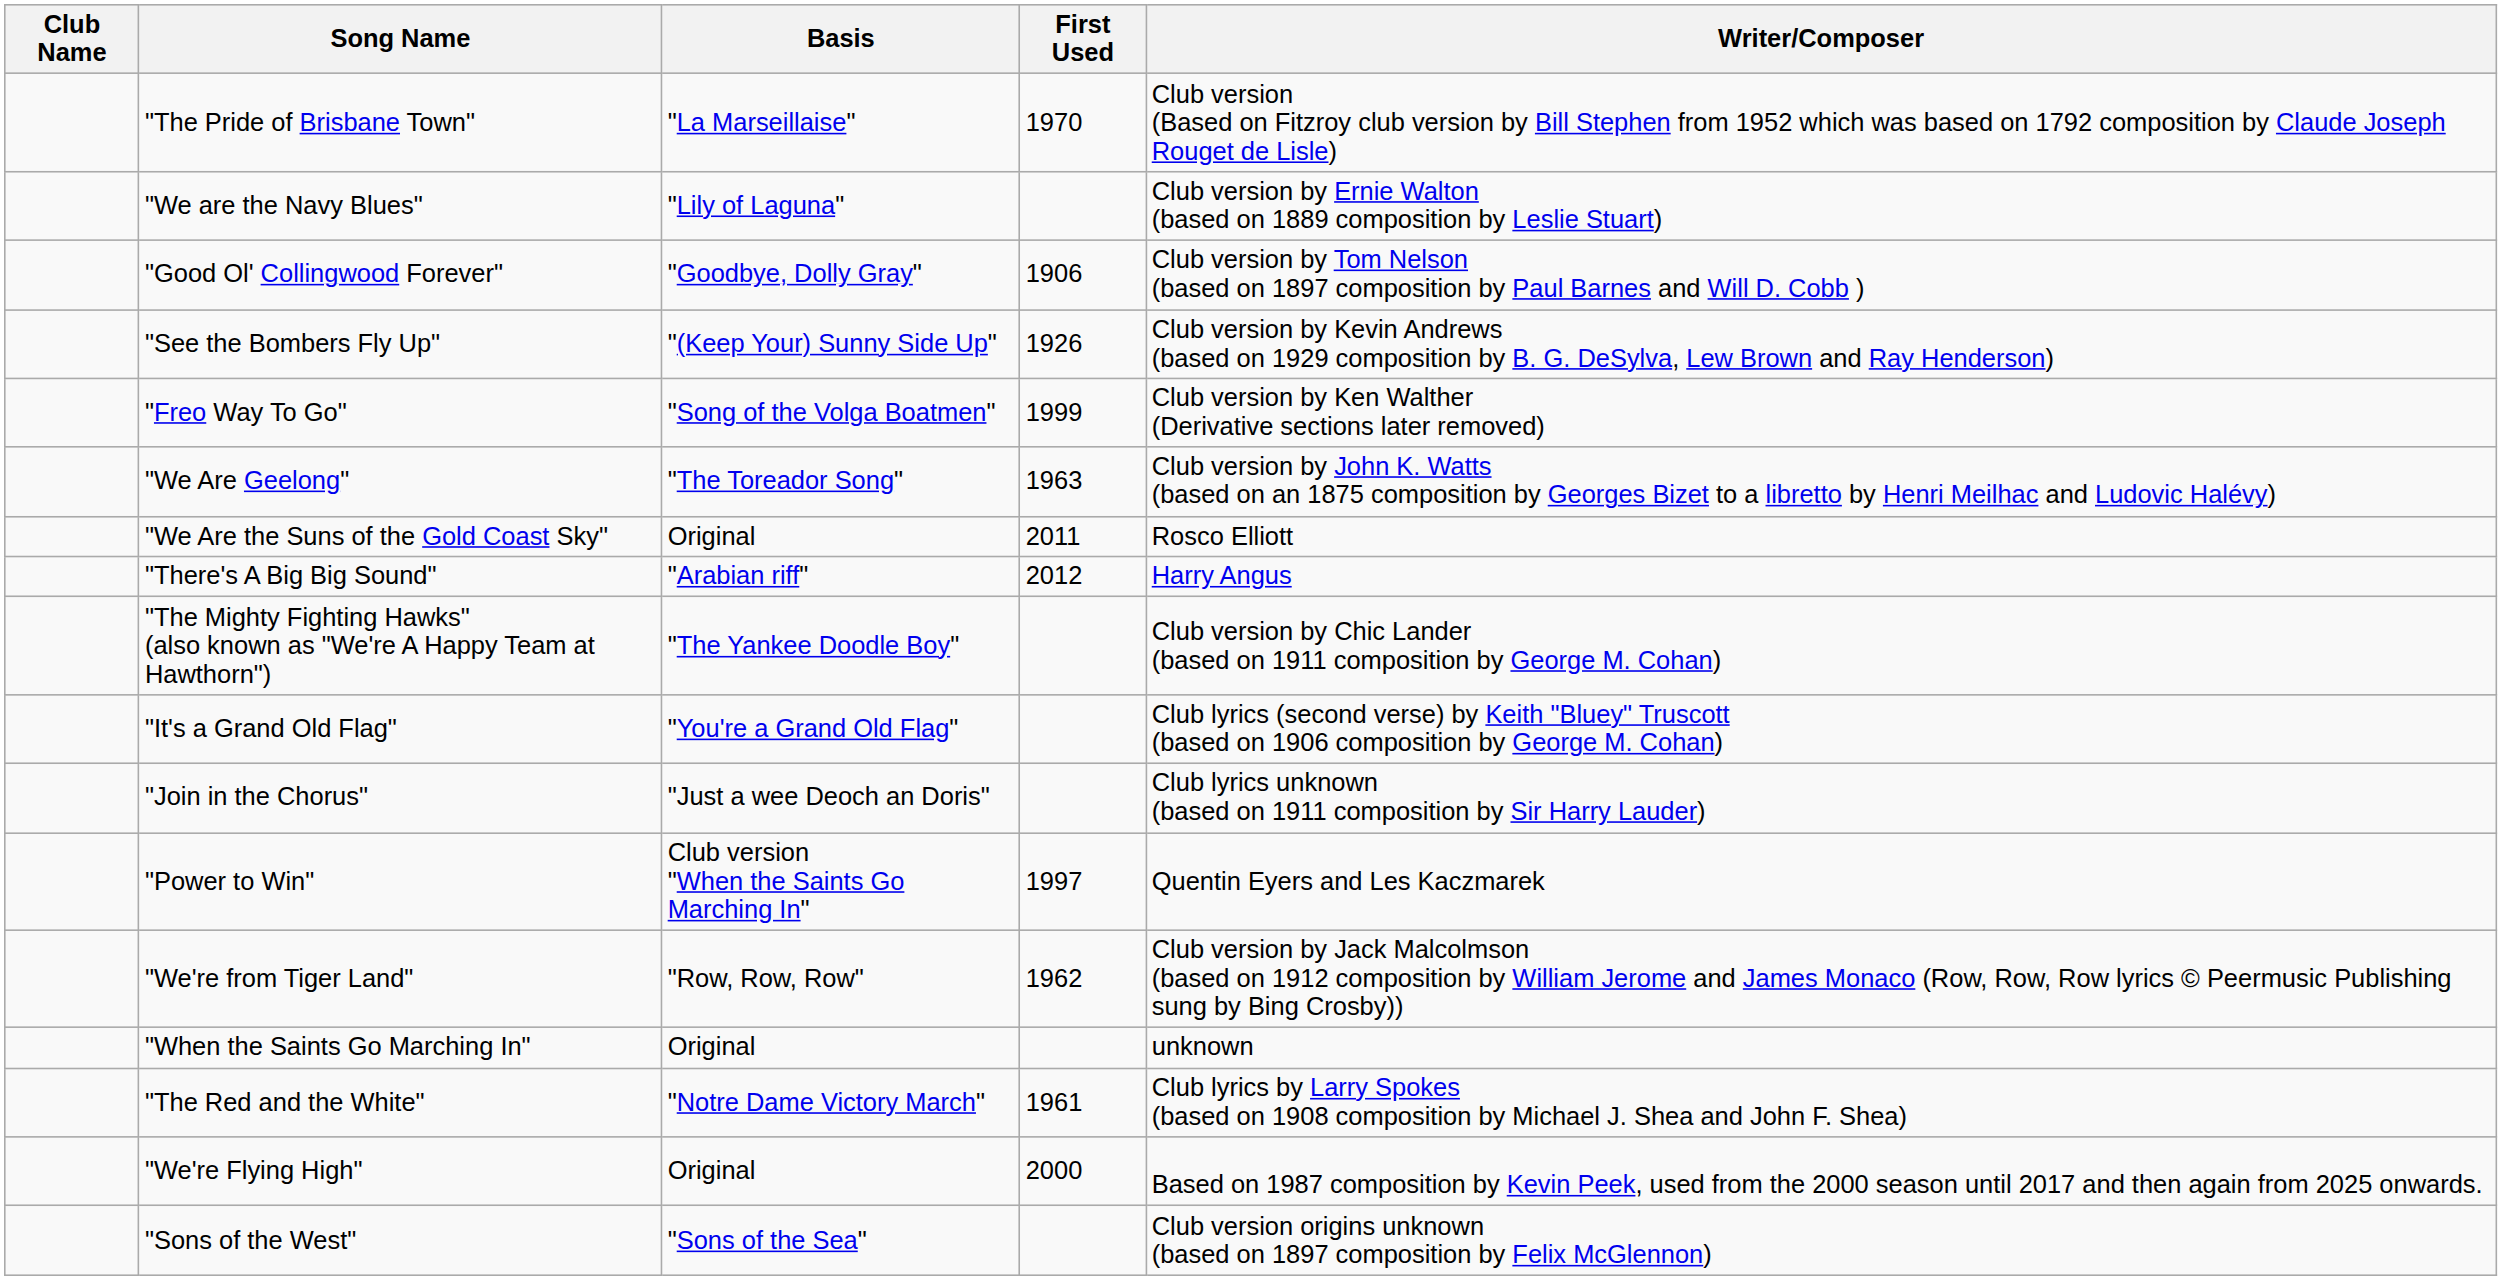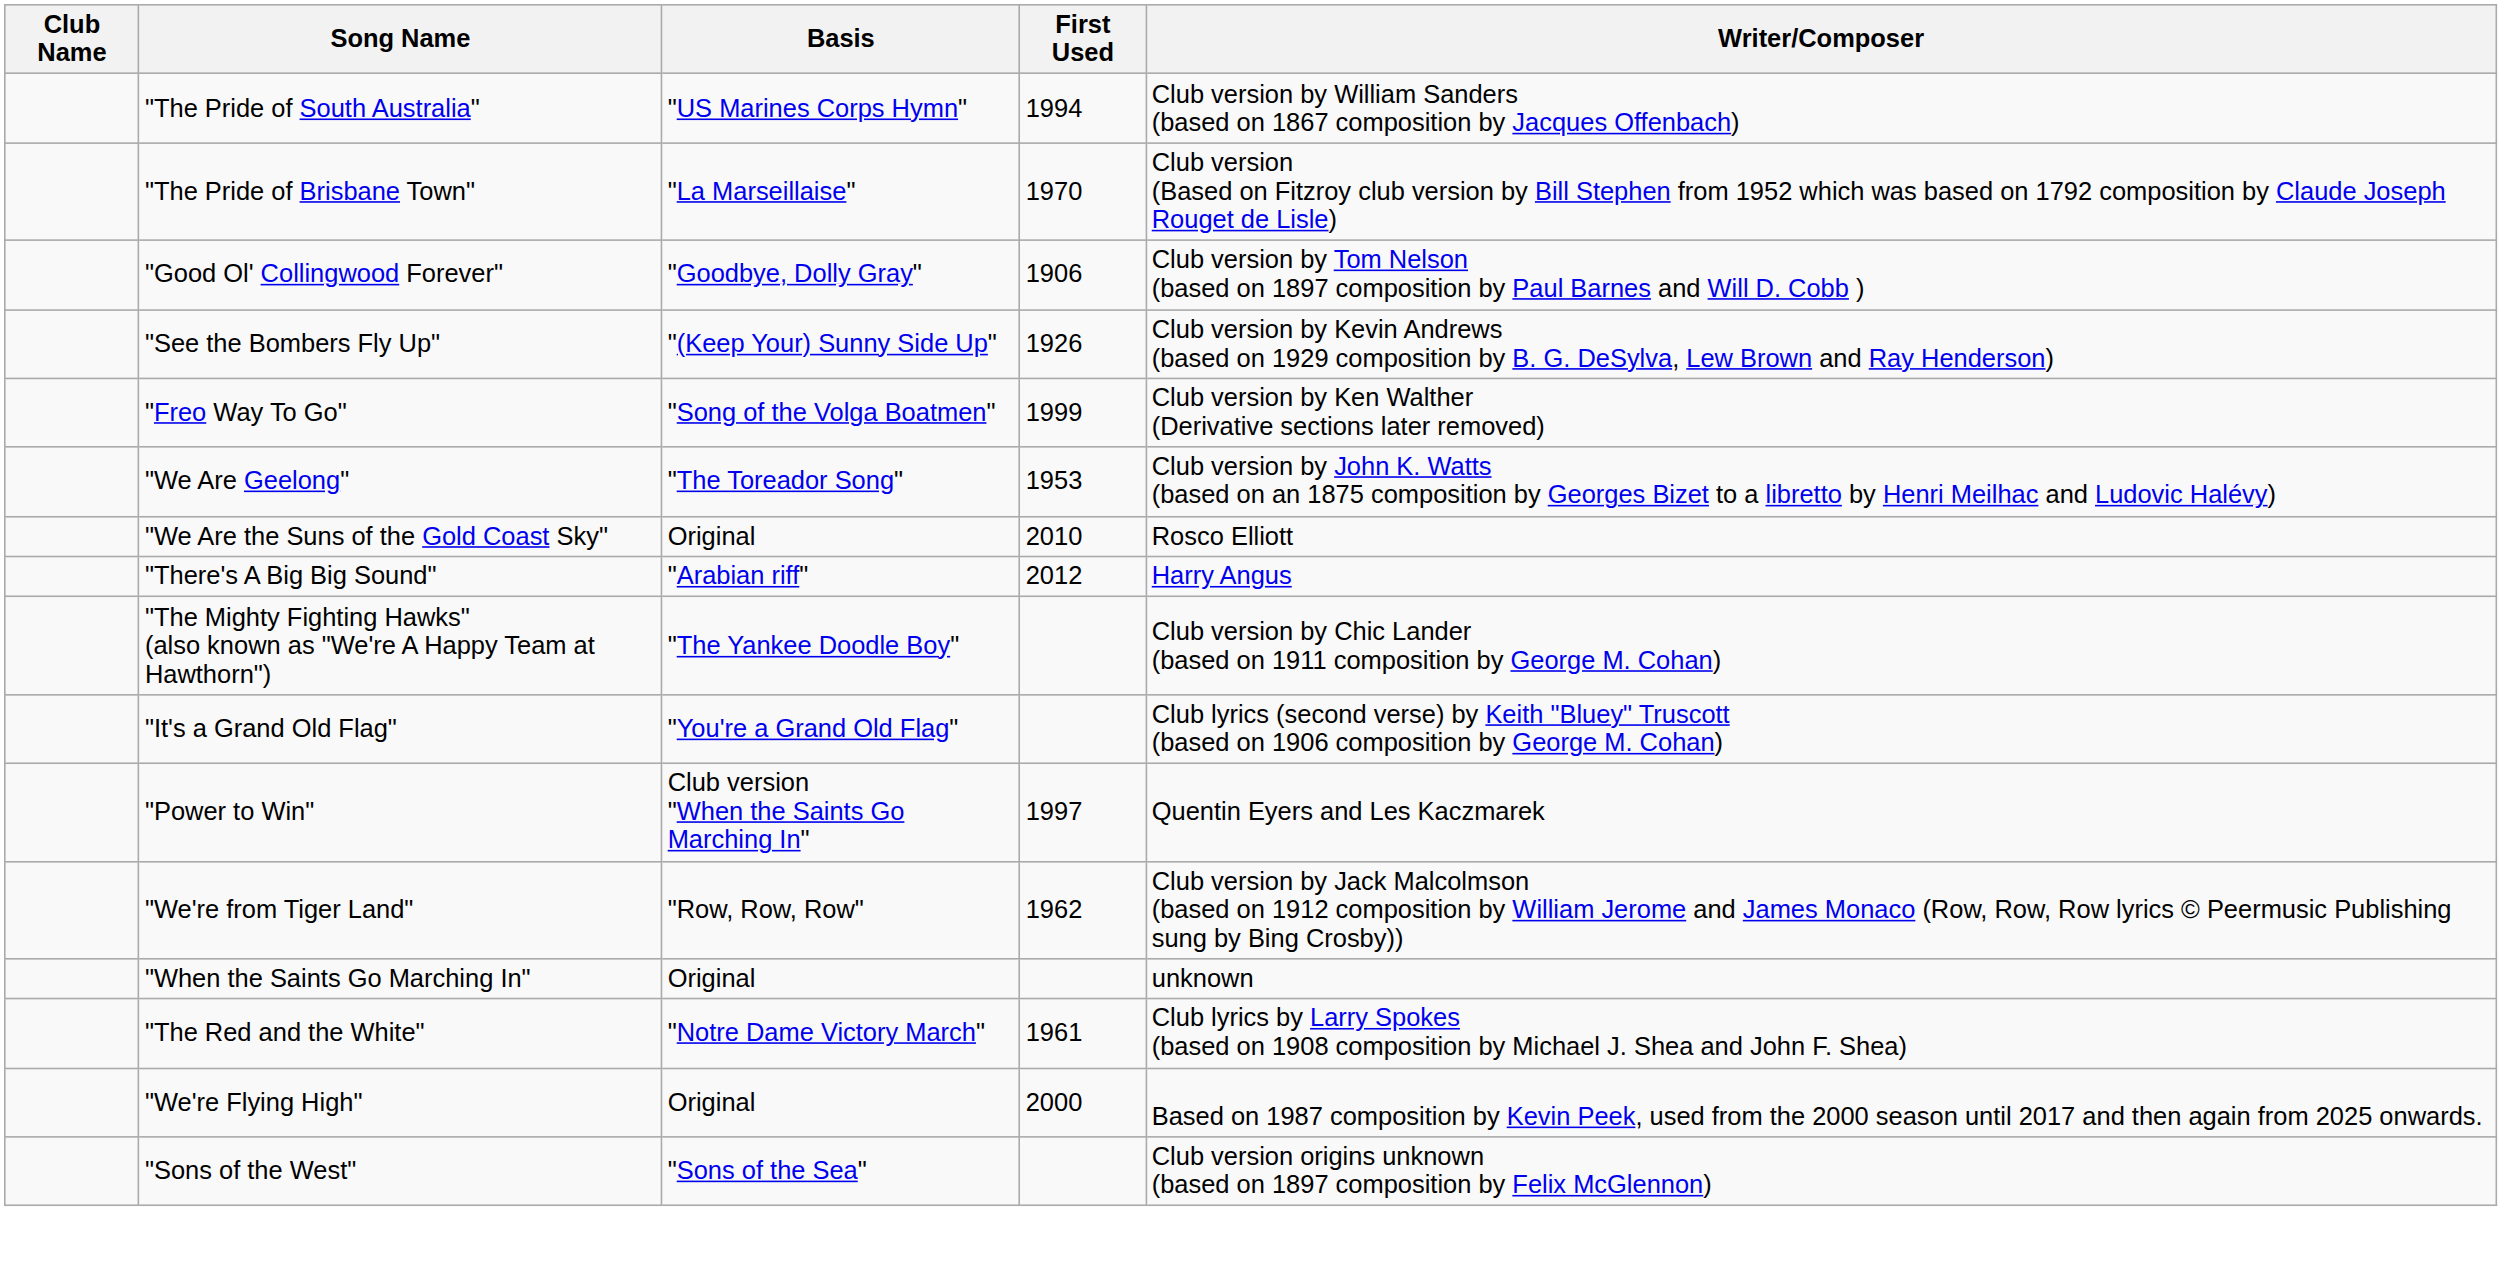+ row: (312, 107)
- row: (284, 205)
(1054, 481) 1963 -> (1054, 481) 1953
(1053, 536) 2011 -> (1054, 536) 2010
- row: (256, 797)
